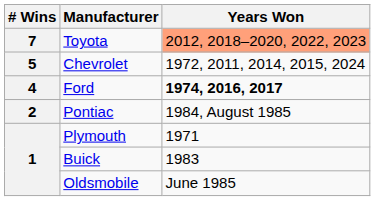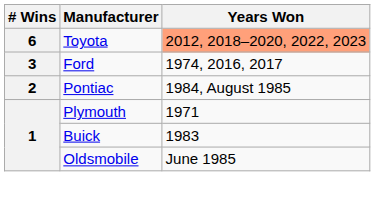(32, 40) 7 -> (32, 40) 6
- row: (95, 64)
(32, 88) 4 -> (32, 64) 3
(224, 88) bold -> (224, 64) normal
